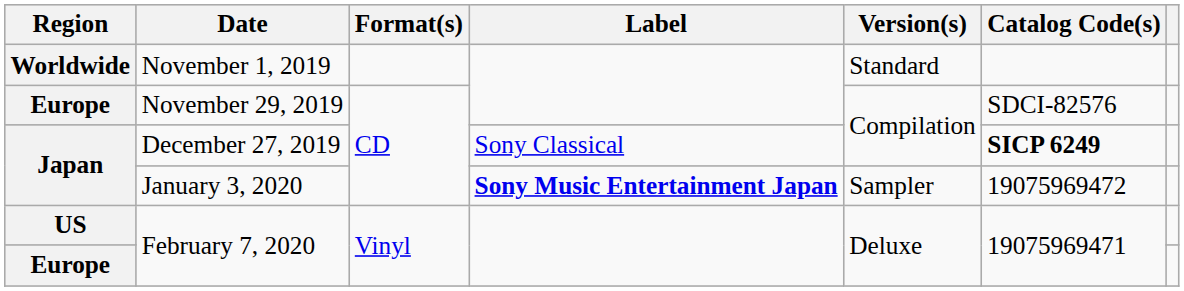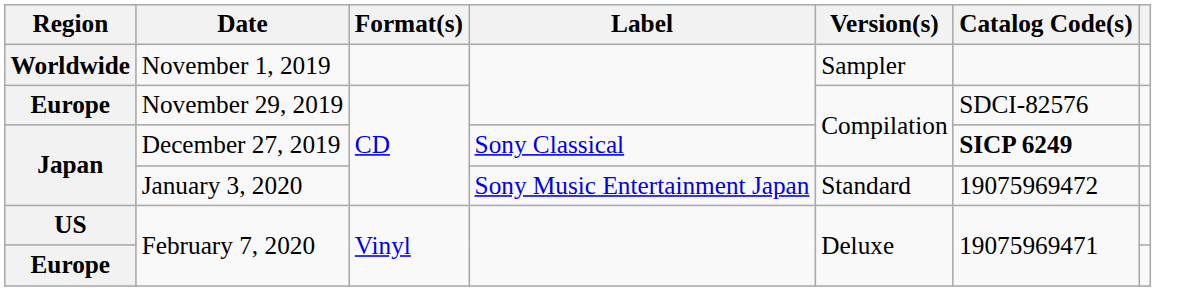(894, 64) Standard -> (863, 64) Sampler
(656, 184) bold -> (642, 184) normal
(891, 184) Sampler -> (866, 184) Standard
